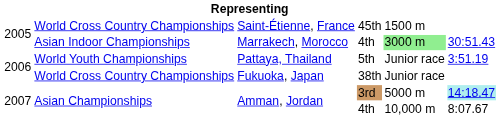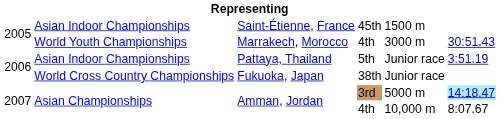(134, 25) World Cross Country Championships -> (112, 25) Asian Indoor Championships
(112, 42) Asian Indoor Championships -> (111, 42) World Youth Championships
(405, 42) lightgreen background -> (405, 42) no background
(111, 59) World Youth Championships -> (112, 59) Asian Indoor Championships
